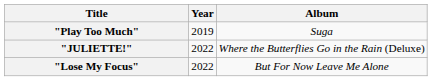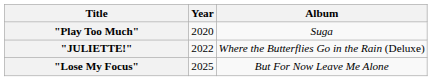(202, 31) 2019 -> (202, 31) 2020
(202, 66) 2022 -> (202, 66) 2025
